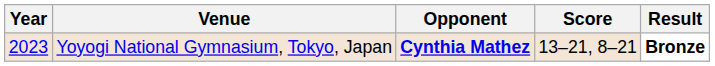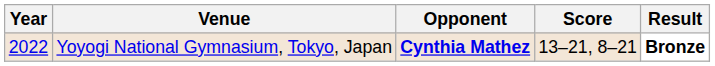(28, 47) 2023 -> (28, 47) 2022
